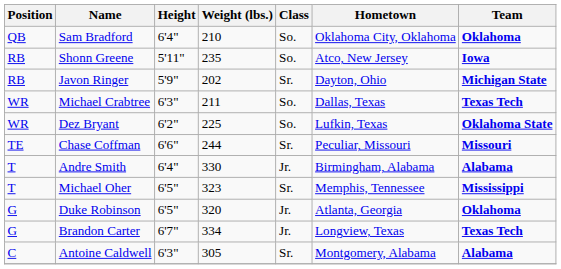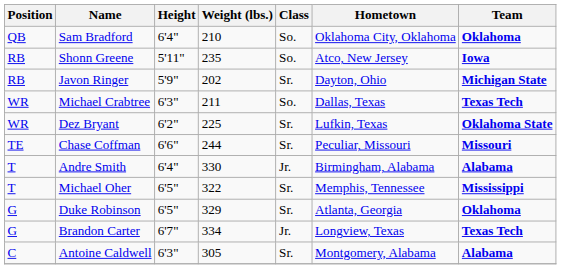(288, 123) So. -> (286, 123) Sr.
(211, 188) 323 -> (211, 188) 322
(211, 210) 320 -> (211, 210) 329
(285, 210) Jr. -> (286, 210) Sr.
